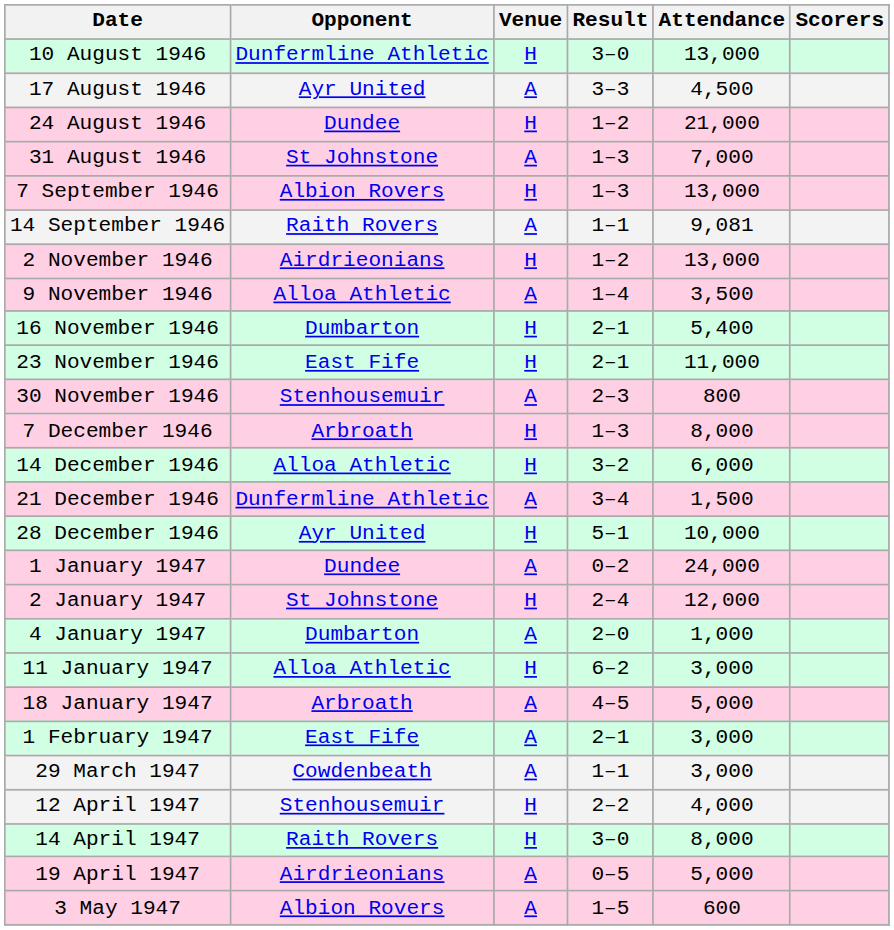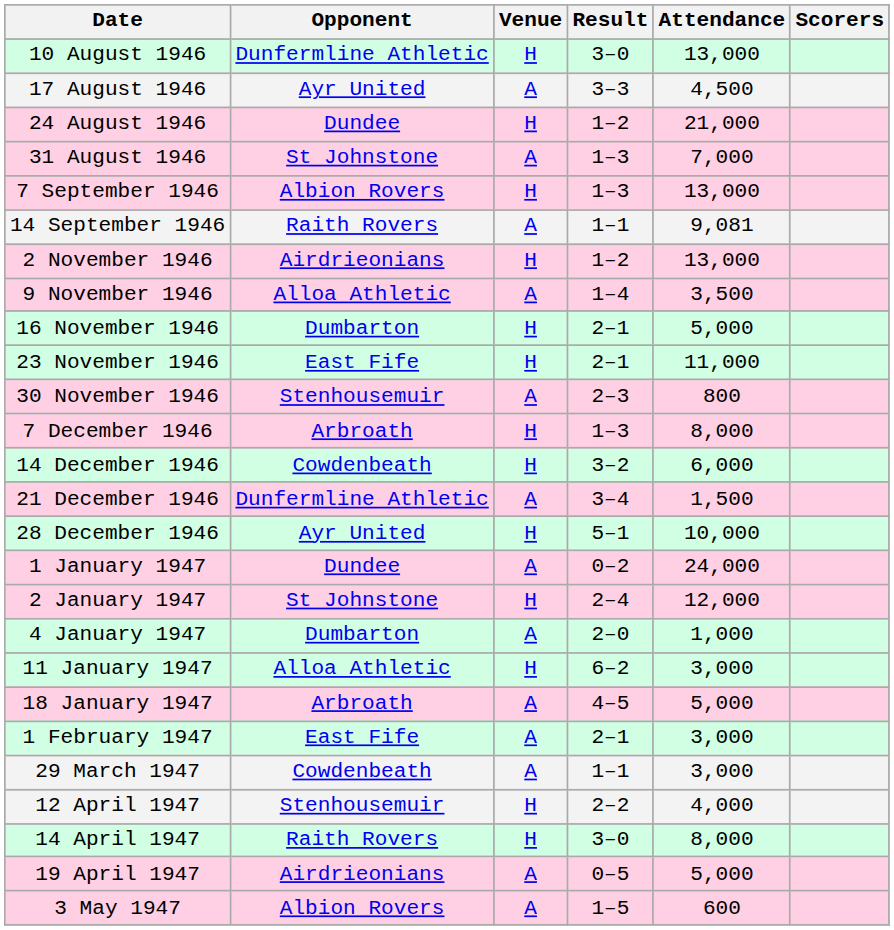(722, 329) 5,400 -> (722, 329) 5,000
(362, 465) Alloa Athletic -> (362, 465) Cowdenbeath
